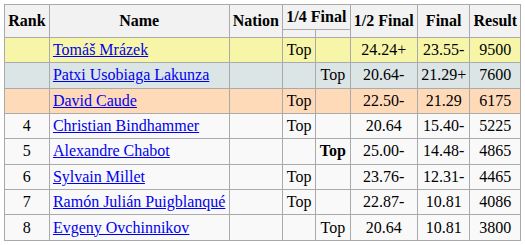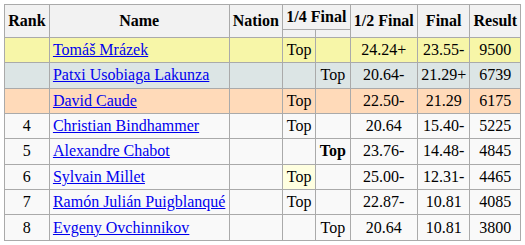(495, 75) 7600 -> (495, 75) 6739
(384, 151) 25.00- -> (384, 151) 23.76-
(495, 151) 4865 -> (495, 151) 4845
(299, 176) no background -> (299, 176) lightyellow background
(384, 176) 23.76- -> (384, 176) 25.00-
(495, 202) 4086 -> (495, 202) 4085
